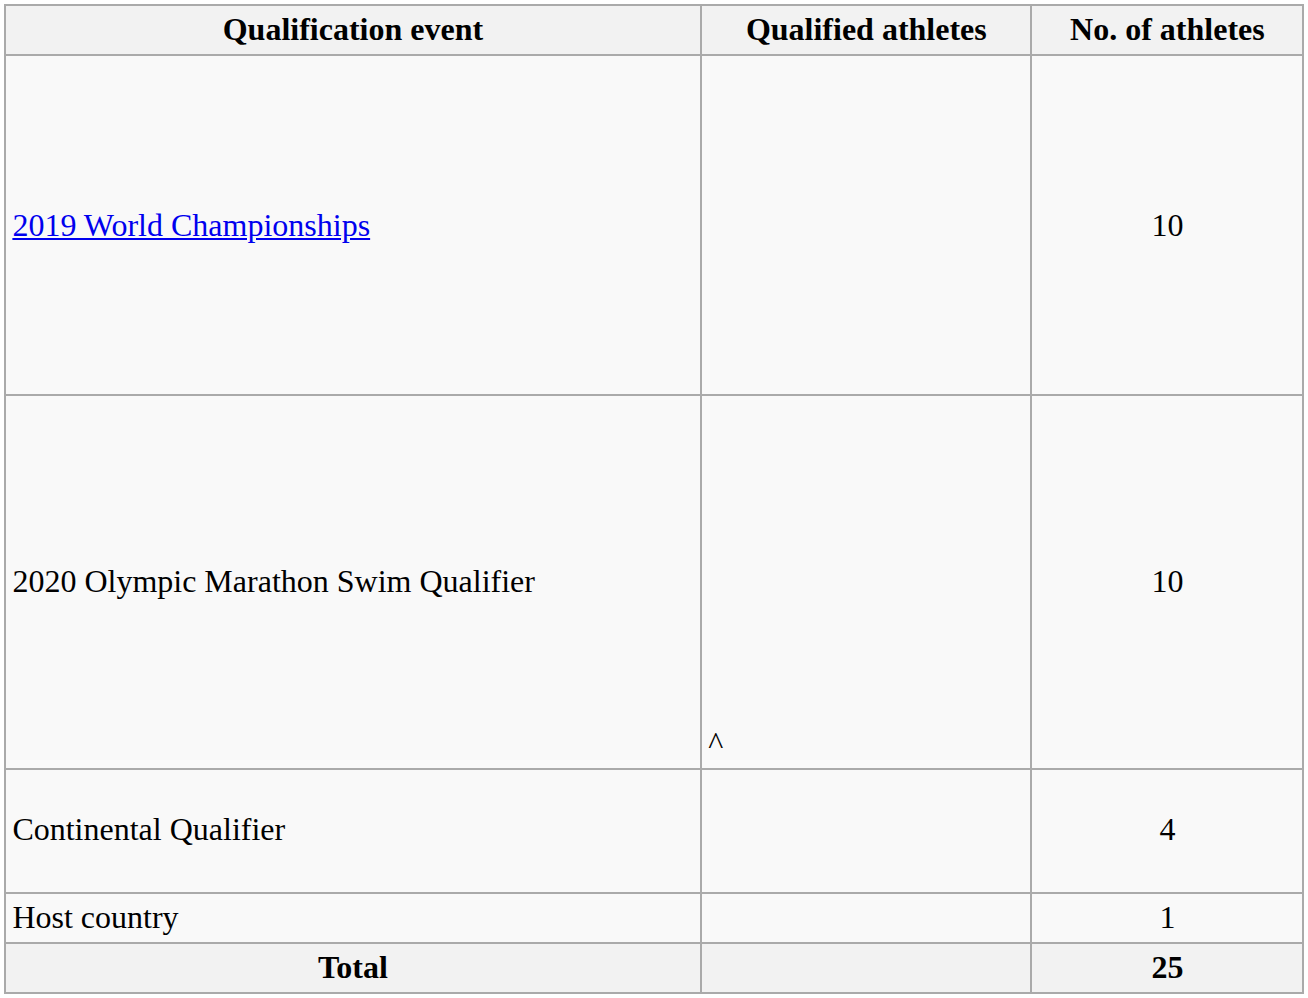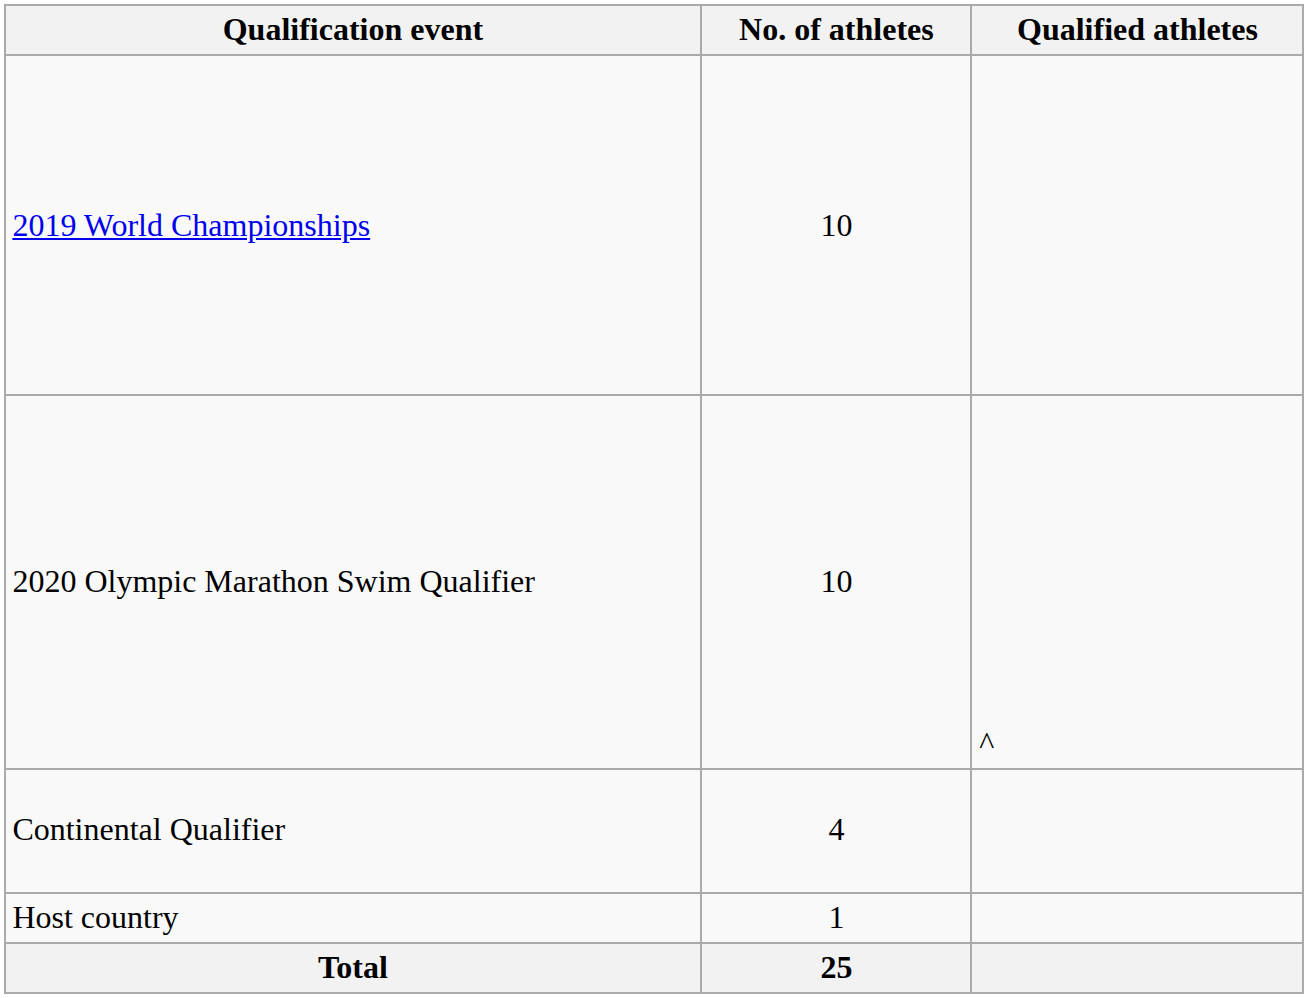columns swapped: (1167, 29) <-> (866, 29)
